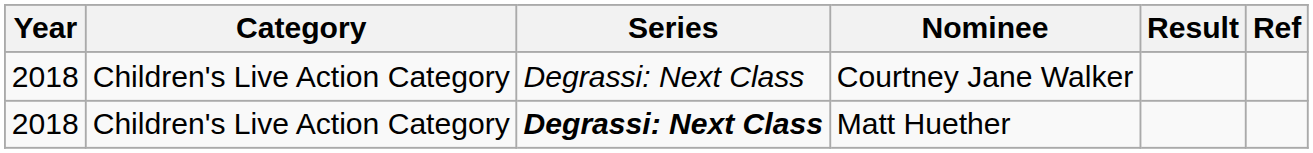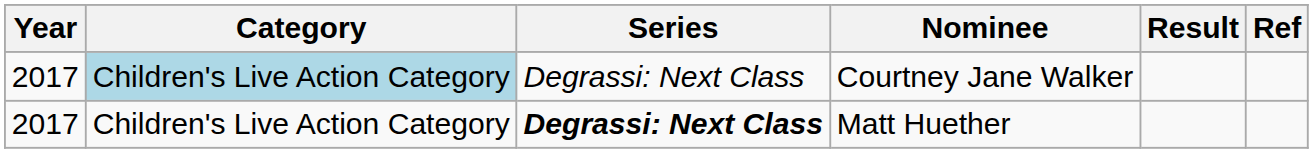(45, 76) 2018 -> (45, 76) 2017
(301, 76) no background -> (301, 76) lightblue background
(45, 123) 2018 -> (45, 123) 2017
